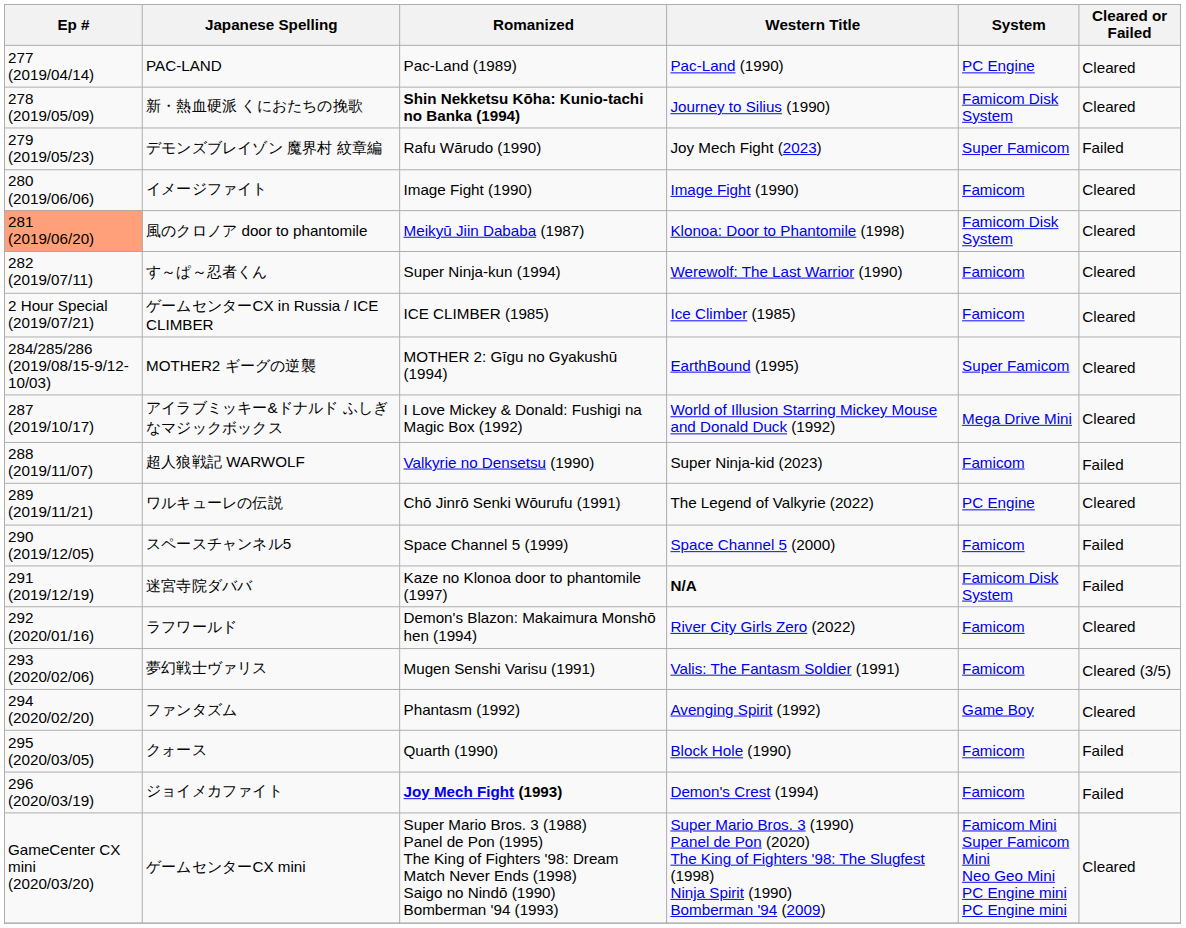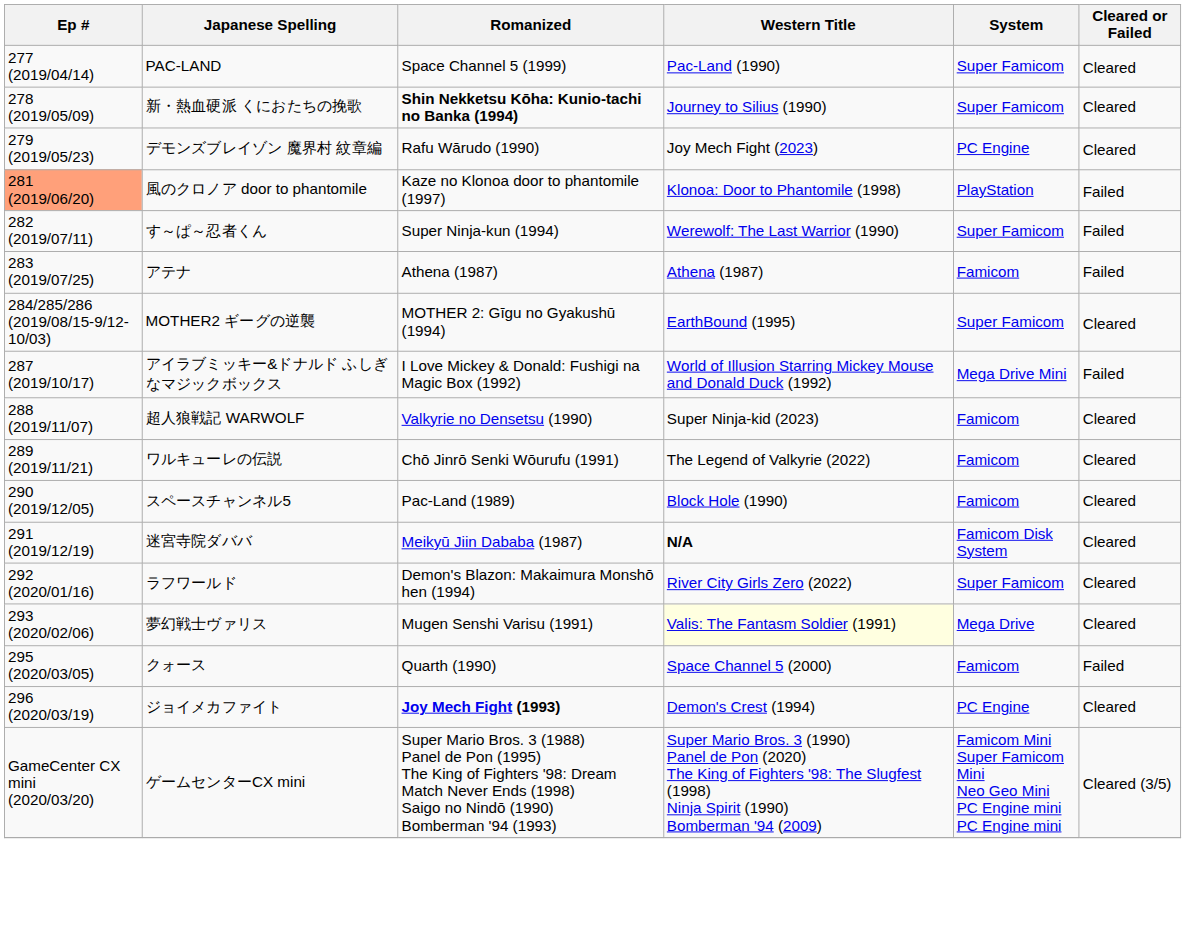(460, 66) Pac-Land (1989) -> (484, 66) Space Channel 5 (1999)
(998, 66) PC Engine -> (1010, 66) Super Famicom
(1010, 107) Famicom Disk System -> (1010, 107) Super Famicom
(1016, 148) Super Famicom -> (993, 148) PC Engine
(1103, 148) Failed -> (1109, 150) Cleared
- row: (207, 189)
(494, 231) Meikyū Jiin Dababa (1987) -> (520, 189) Kaze no Klonoa door to phantomile (1997)
(1010, 231) Famicom Disk System -> (995, 189) PlayStation
(1109, 231) Cleared -> (1103, 191) Failed
(993, 272) Famicom -> (1010, 231) Super Famicom
(1109, 272) Cleared -> (1103, 231) Failed
- row: (262, 315)
+ row: (168, 271)
(1109, 418) Cleared -> (1103, 374) Failed
(1103, 464) Failed -> (1109, 418) Cleared
(998, 504) PC Engine -> (988, 459) Famicom
(486, 545) Space Channel 5 (1999) -> (458, 501) Pac-Land (1989)
(753, 545) Space Channel 5 (2000) -> (727, 501) Block Hole (1990)
(1103, 545) Failed -> (1109, 501) Cleared
(522, 586) Kaze no Klonoa door to phantomile (1997) -> (492, 542) Meikyū Jiin Dababa (1987)
(1103, 586) Failed -> (1109, 542) Cleared
(993, 627) Famicom -> (1010, 583) Super Famicom
(785, 668) no background -> (781, 624) lightyellow background
(993, 668) Famicom -> (996, 624) Mega Drive
(1127, 670) Cleared (3/5) -> (1109, 624) Cleared
- row: (192, 709)
(731, 751) Block Hole (1990) -> (749, 665) Space Channel 5 (2000)
(993, 792) Famicom -> (993, 707) PC Engine
(1103, 794) Failed -> (1109, 707) Cleared
(1109, 867) Cleared -> (1127, 784) Cleared (3/5)
